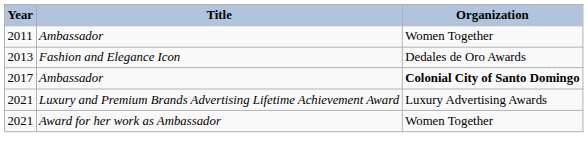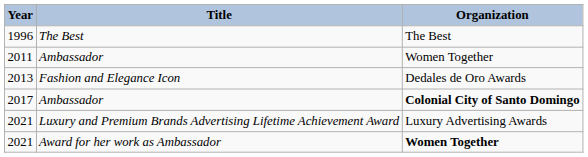+ row: (20, 36)
(449, 121) normal -> (452, 142) bold
